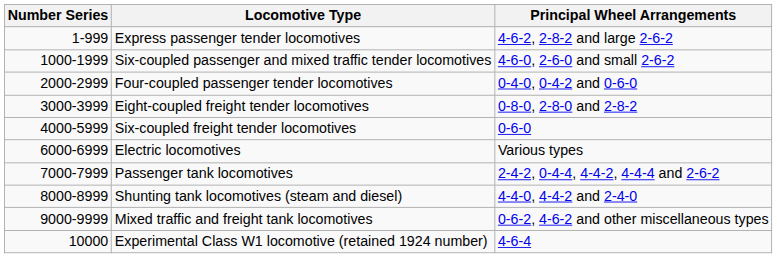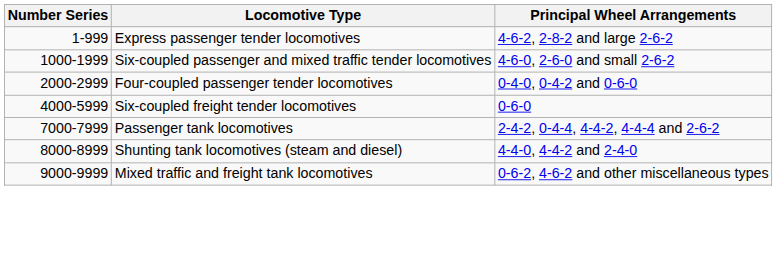- row: (242, 106)
- row: (178, 151)
- row: (301, 241)
